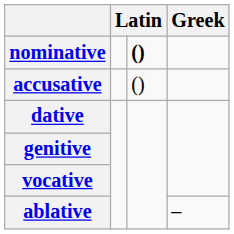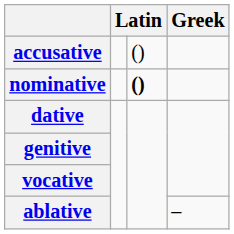rows swapped: (57, 52) <-> (57, 84)
